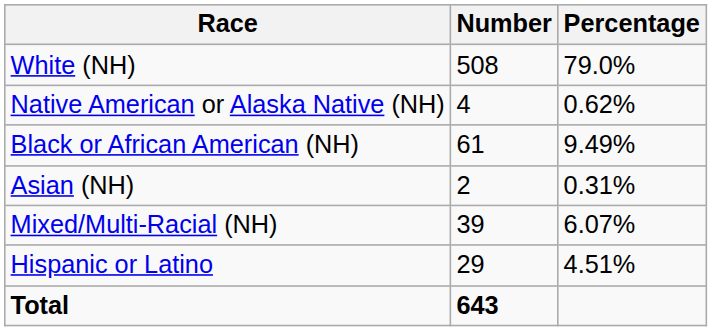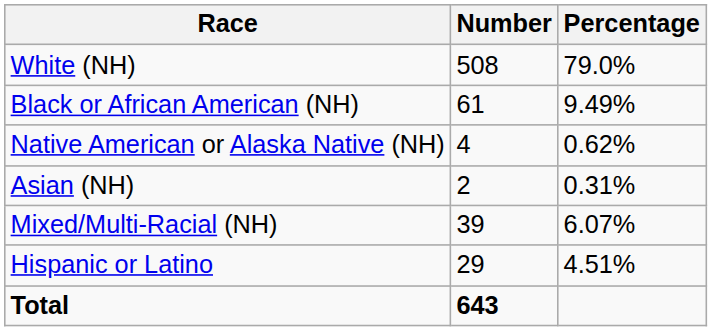rows swapped: (185, 144) <-> (228, 104)
